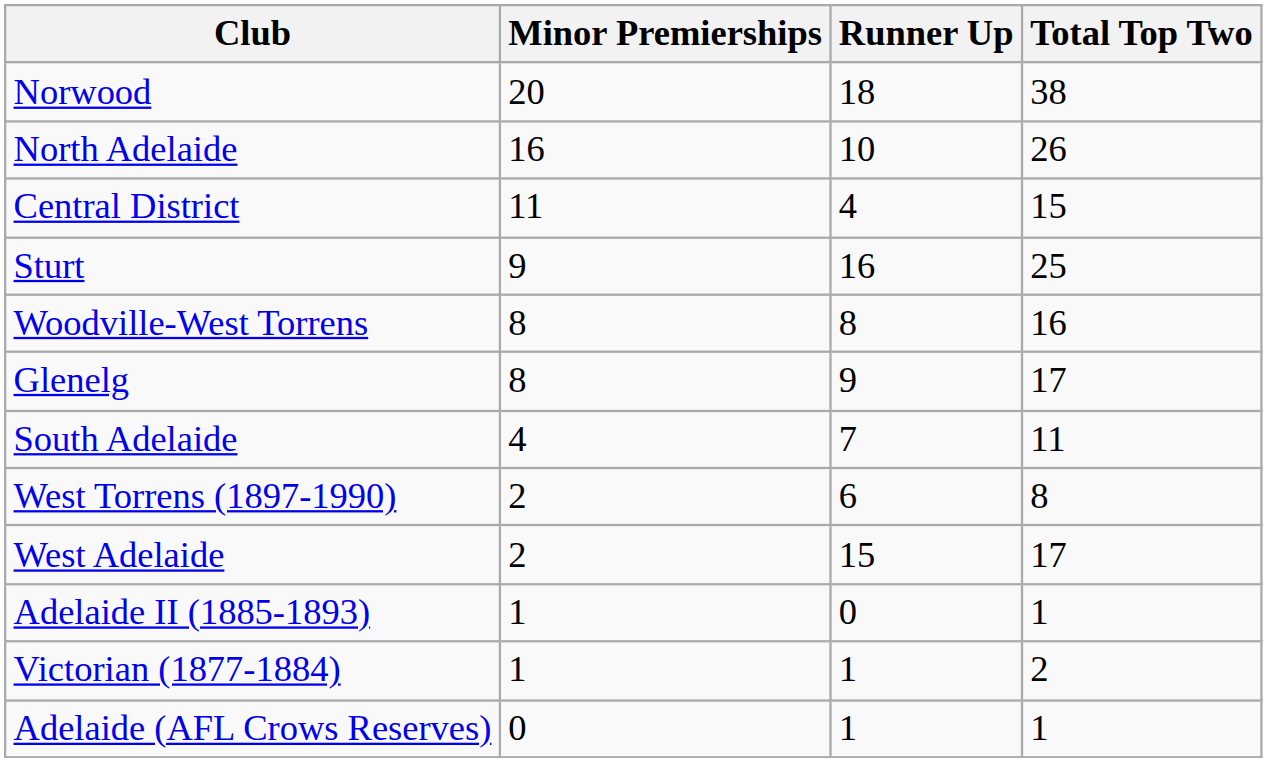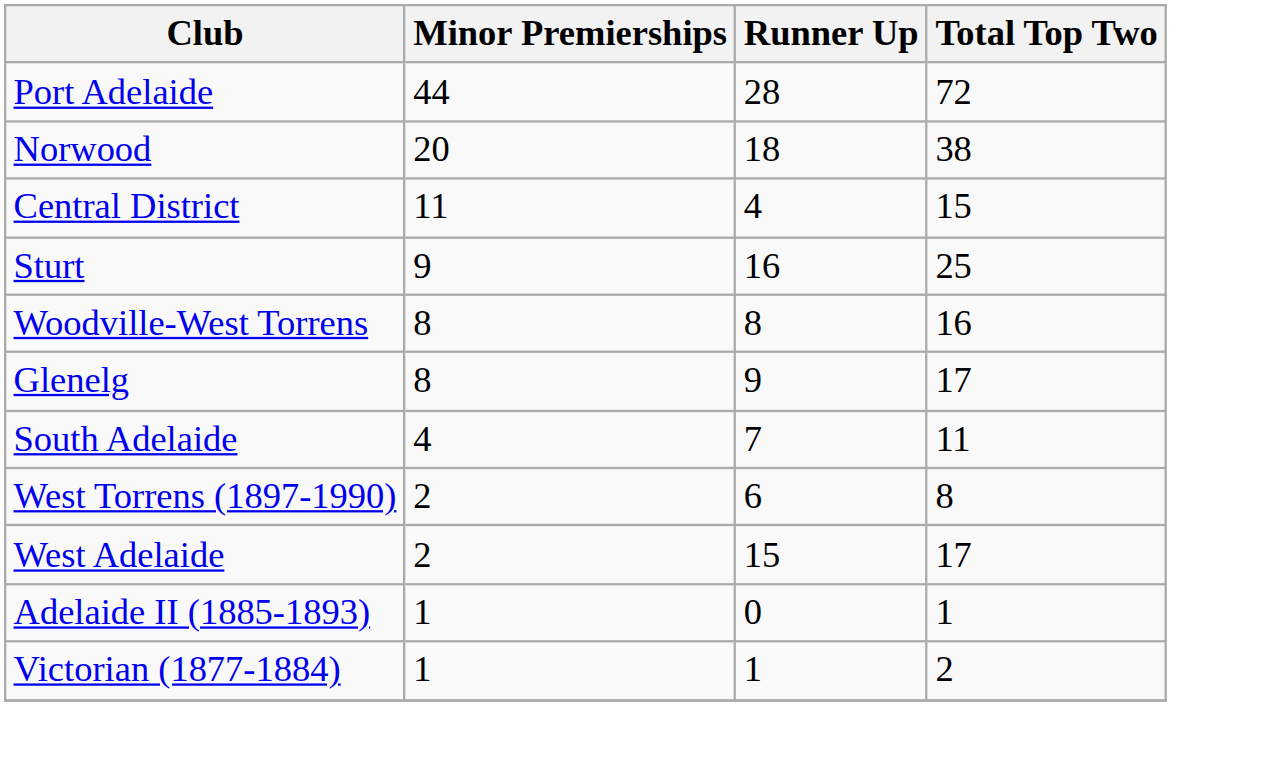+ row: (113, 91)
- row: (125, 149)
- row: (252, 727)
